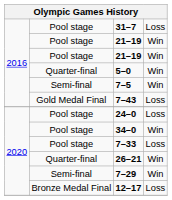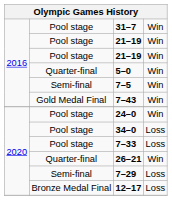(155, 27) Loss -> (155, 27) Win
(155, 100) Loss -> (155, 100) Win
(155, 115) Loss -> (155, 115) Win
(155, 129) Win -> (155, 129) Loss
(155, 173) Win -> (155, 173) Loss
